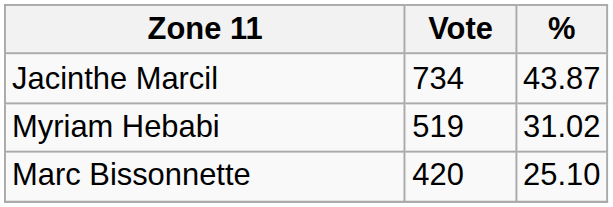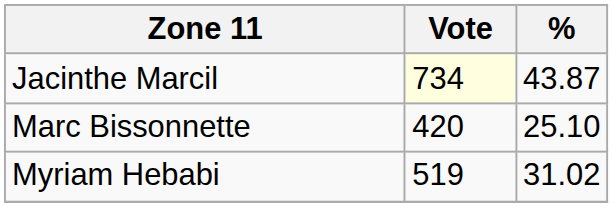(438, 77) no background -> (438, 77) lightyellow background
rows swapped: (116, 126) <-> (131, 175)
